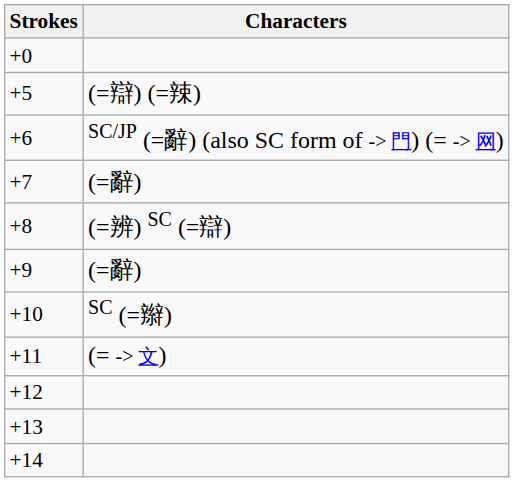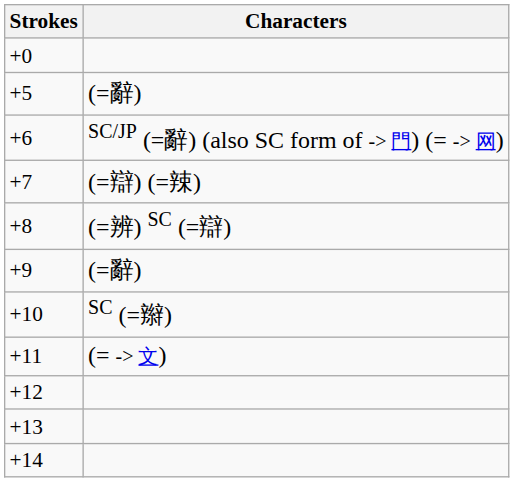(144, 94) (=辯) (=辣) -> (115, 94) (=辭)
(115, 182) (=辭) -> (144, 182) (=辯) (=辣)
